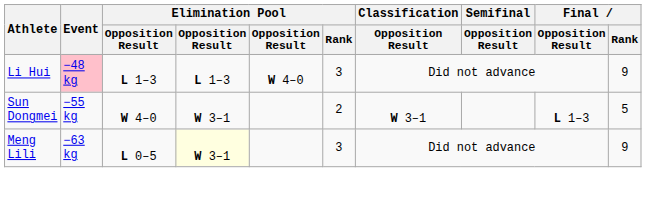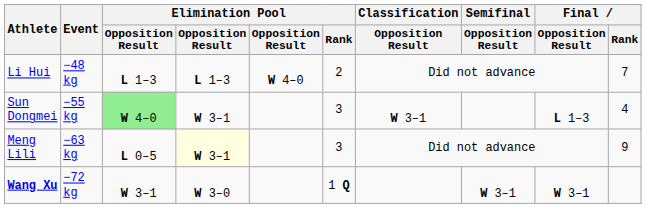(74, 73) pink background -> (74, 73) no background
(339, 73) 3 -> (339, 73) 2
(625, 73) 9 -> (625, 73) 7
(139, 119) no background -> (139, 119) lightgreen background
(339, 110) 2 -> (339, 110) 3
(625, 110) 5 -> (625, 110) 4
+ row: (32, 185)
